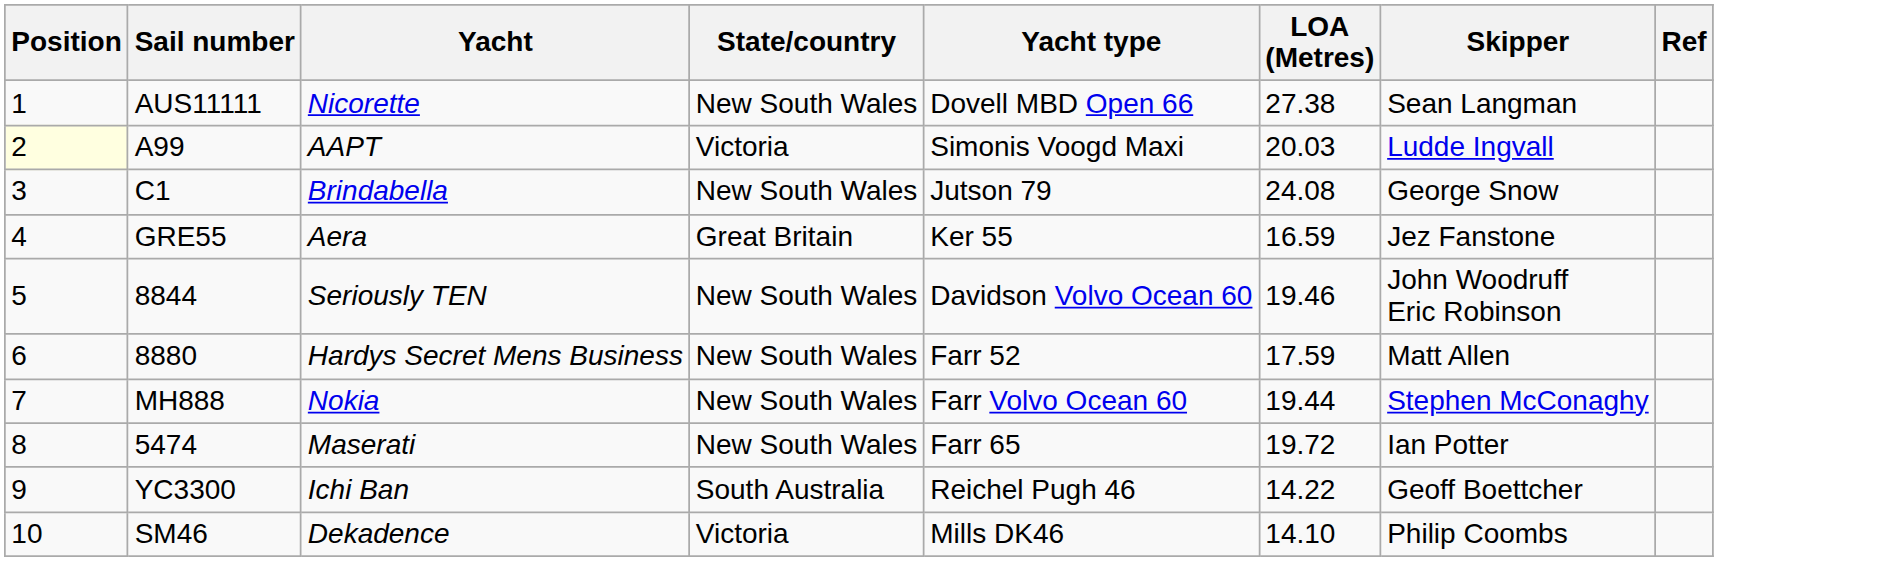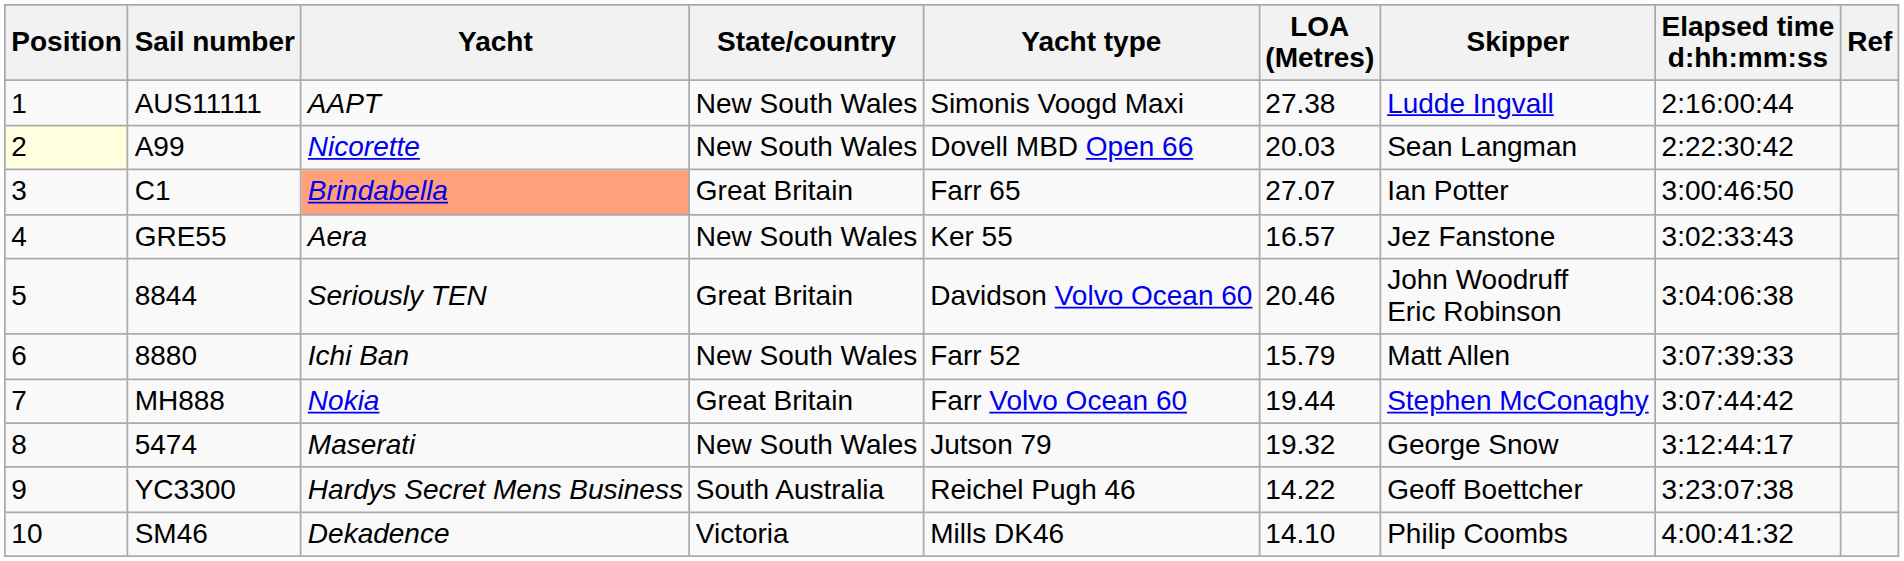+ column: (1748, 42)
(364, 102) Nicorette -> (344, 102) AAPT
(1062, 102) Dovell MBD Open 66 -> (1057, 102) Simonis Voogd Maxi
(1482, 102) Sean Langman -> (1470, 102) Ludde Ingvall
(344, 147) AAPT -> (364, 147) Nicorette
(742, 147) Victoria -> (807, 147) New South Wales
(1057, 147) Simonis Voogd Maxi -> (1062, 147) Dovell MBD Open 66
(1470, 147) Ludde Ingvall -> (1482, 147) Sean Langman
(378, 191) no background -> (378, 191) lightsalmon background
(807, 191) New South Wales -> (774, 191) Great Britain
(991, 191) Jutson 79 -> (975, 191) Farr 65
(1300, 191) 24.08 -> (1300, 191) 27.07
(1473, 191) George Snow -> (1448, 191) Ian Potter
(774, 235) Great Britain -> (807, 235) New South Wales
(1300, 235) 16.59 -> (1300, 235) 16.57
(807, 295) New South Wales -> (774, 295) Great Britain
(1300, 295) 19.46 -> (1300, 295) 20.46
(495, 356) Hardys Secret Mens Business -> (358, 356) Ichi Ban
(1300, 356) 17.59 -> (1300, 356) 15.79
(807, 400) New South Wales -> (774, 400) Great Britain
(975, 444) Farr 65 -> (991, 444) Jutson 79
(1300, 444) 19.72 -> (1300, 444) 19.32
(1448, 444) Ian Potter -> (1473, 444) George Snow
(358, 489) Ichi Ban -> (495, 489) Hardys Secret Mens Business
